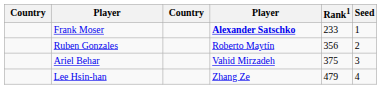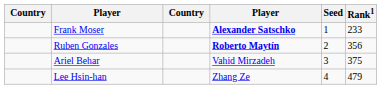columns swapped: (337, 13) <-> (365, 13)
(243, 45) normal -> (246, 45) bold
